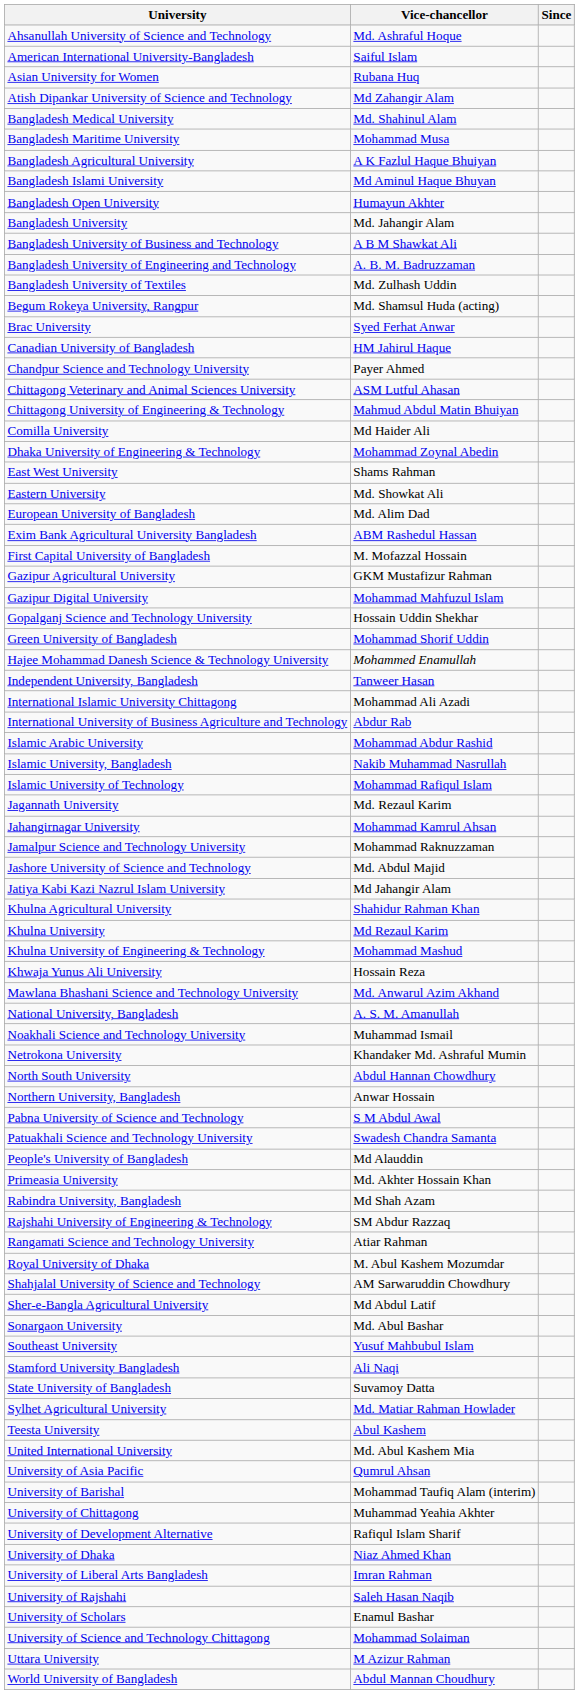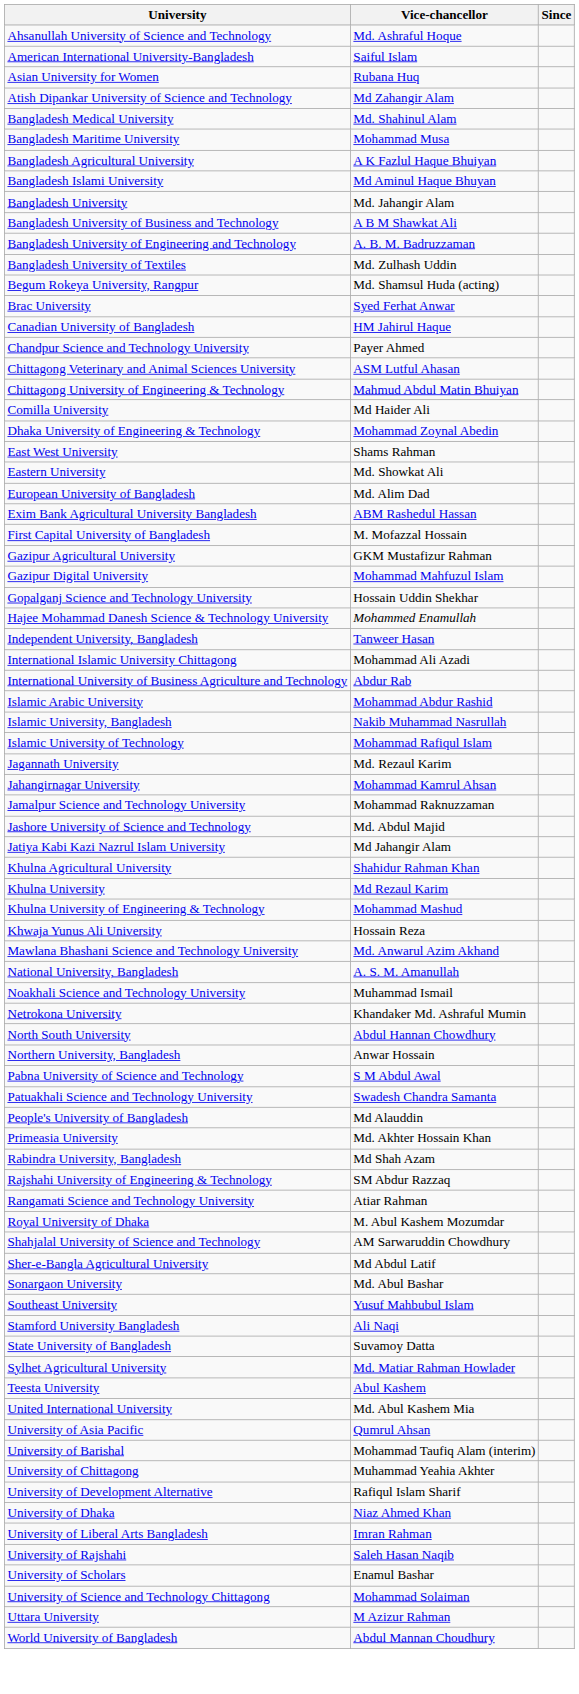- row: (83, 202)
- row: (92, 639)
